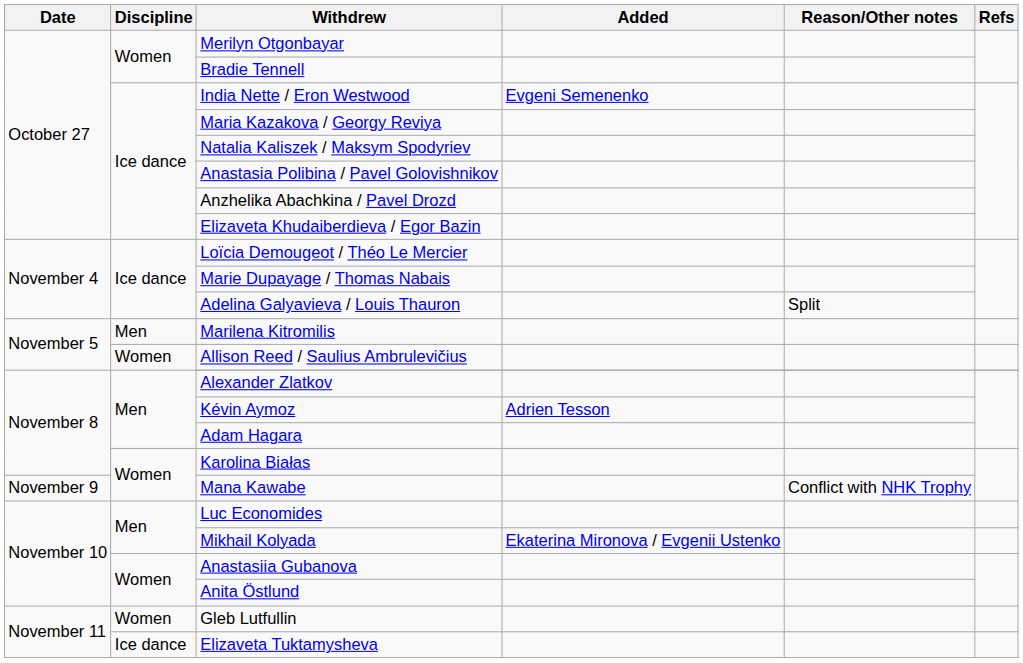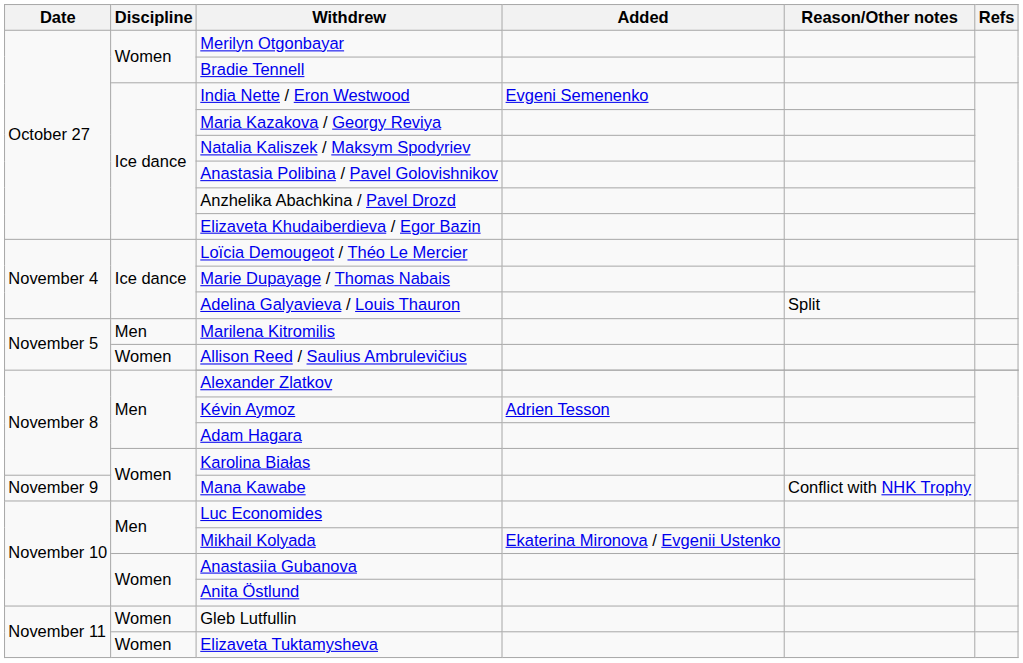(151, 644) Ice dance -> (143, 644) Women
